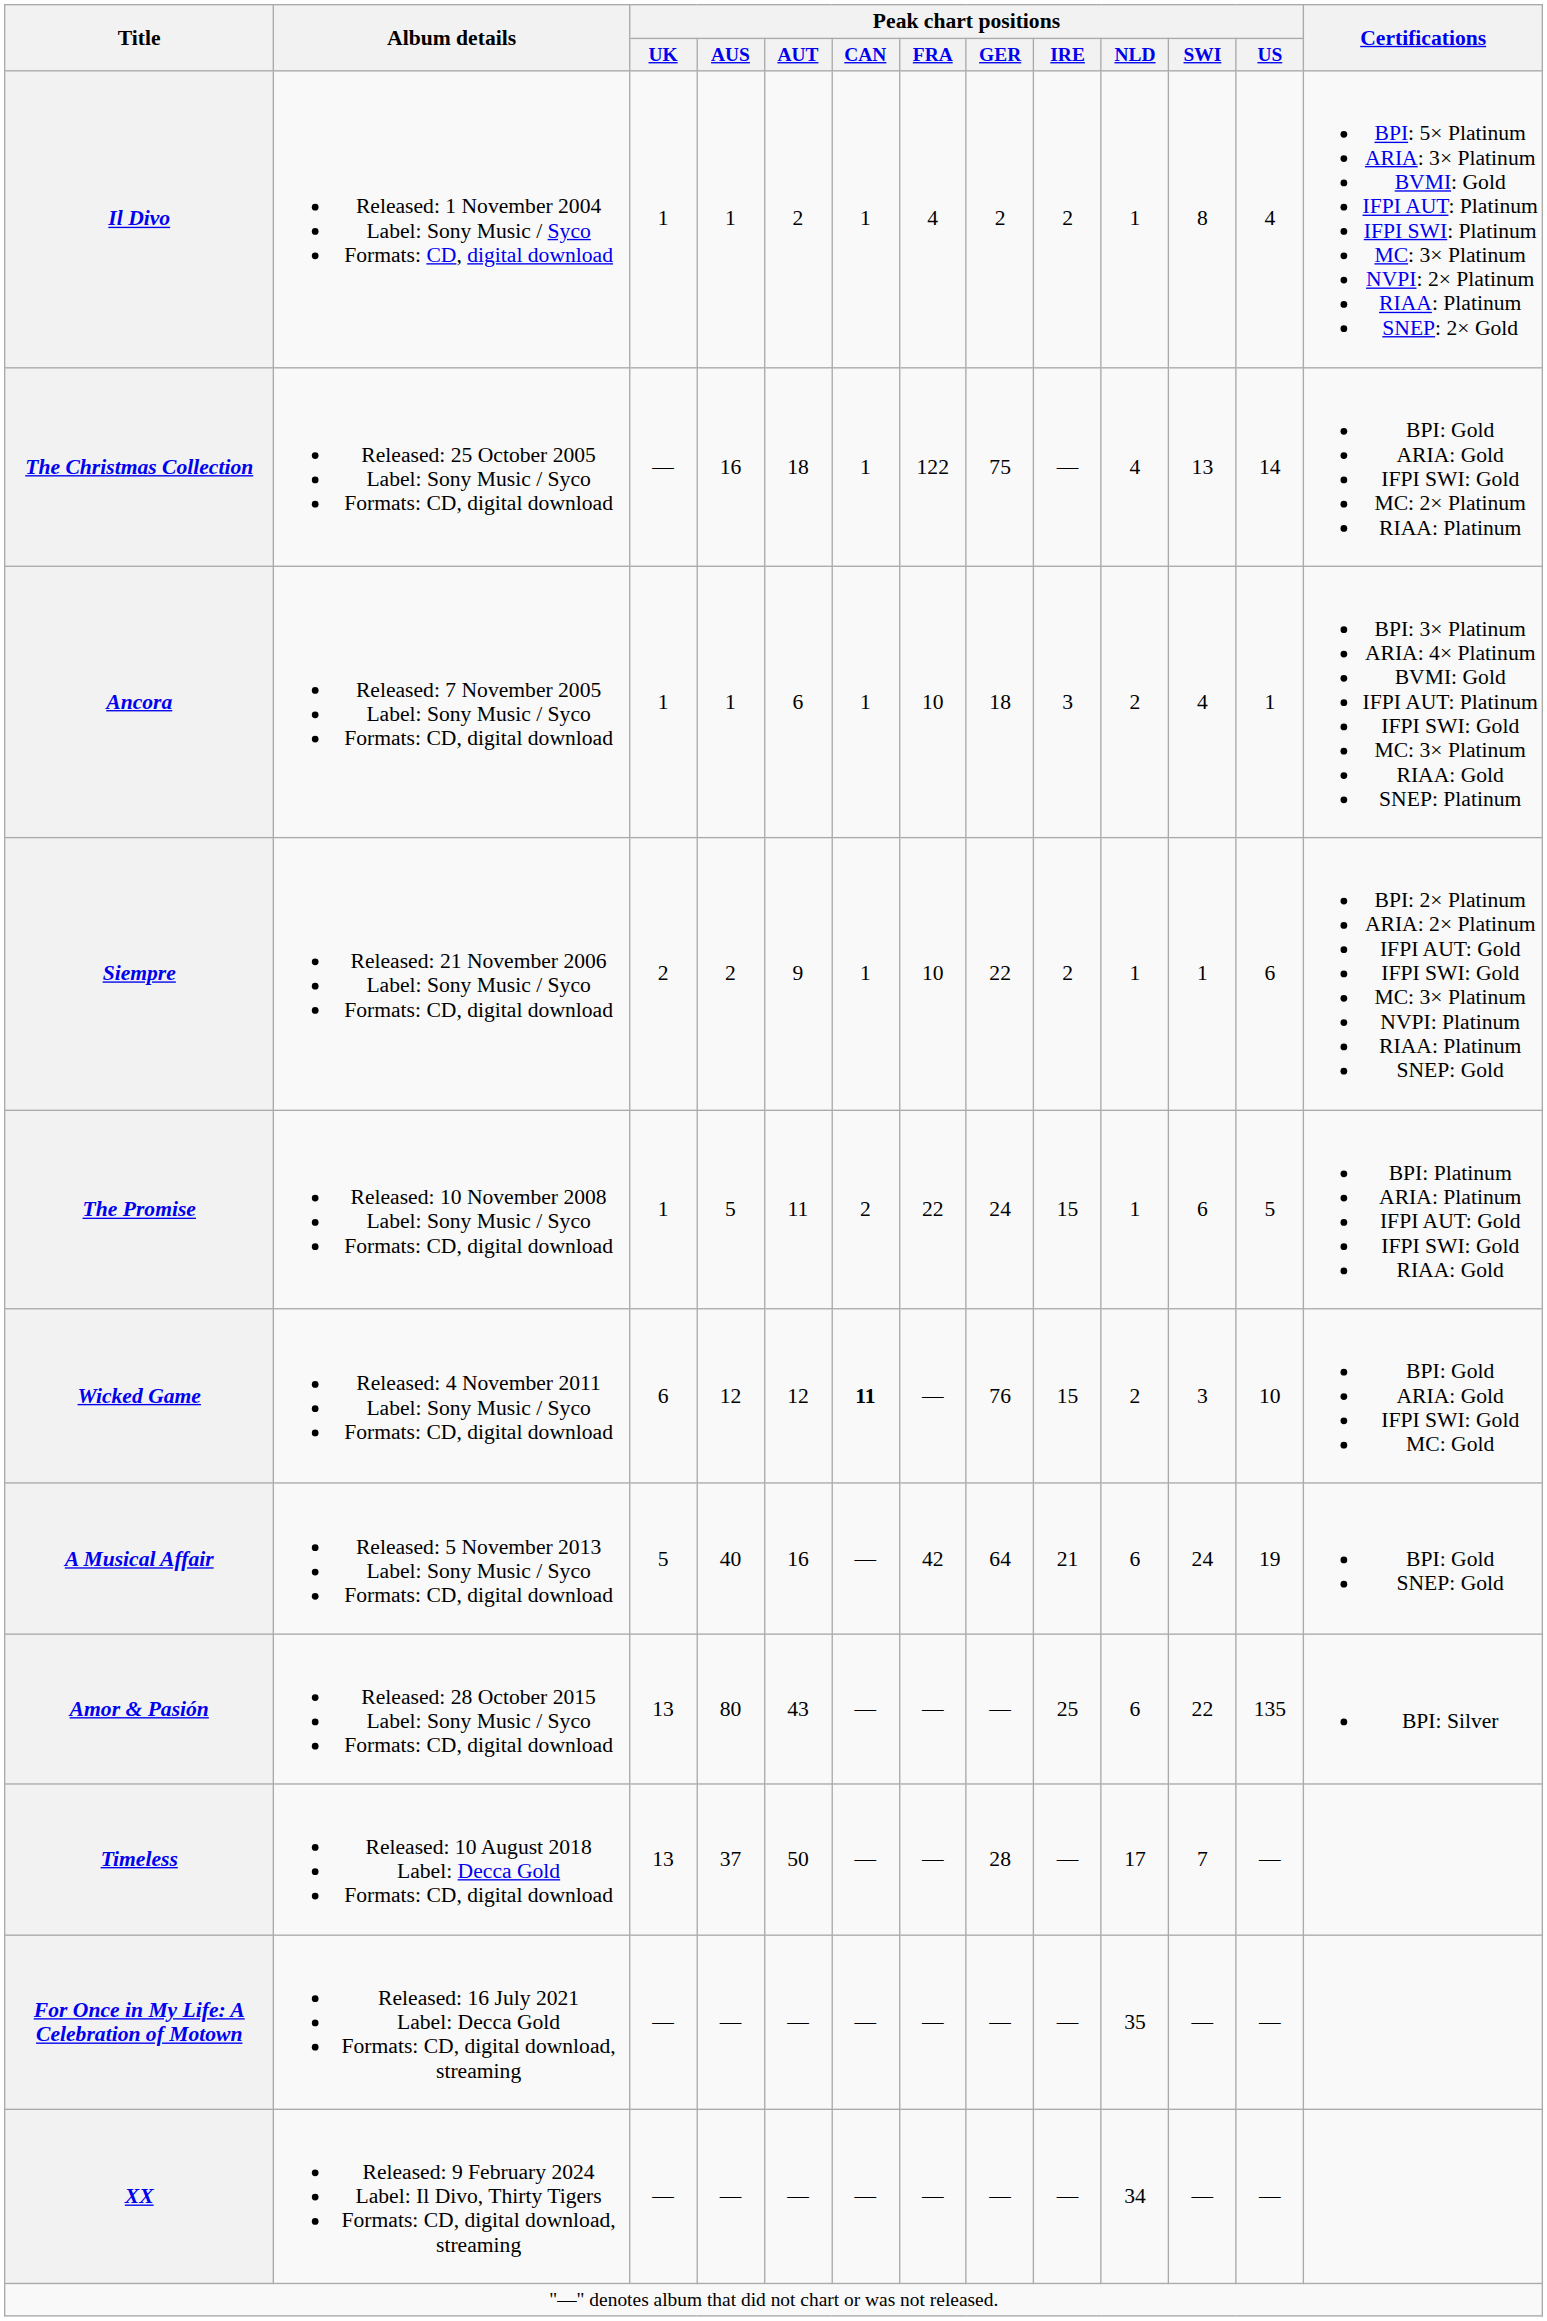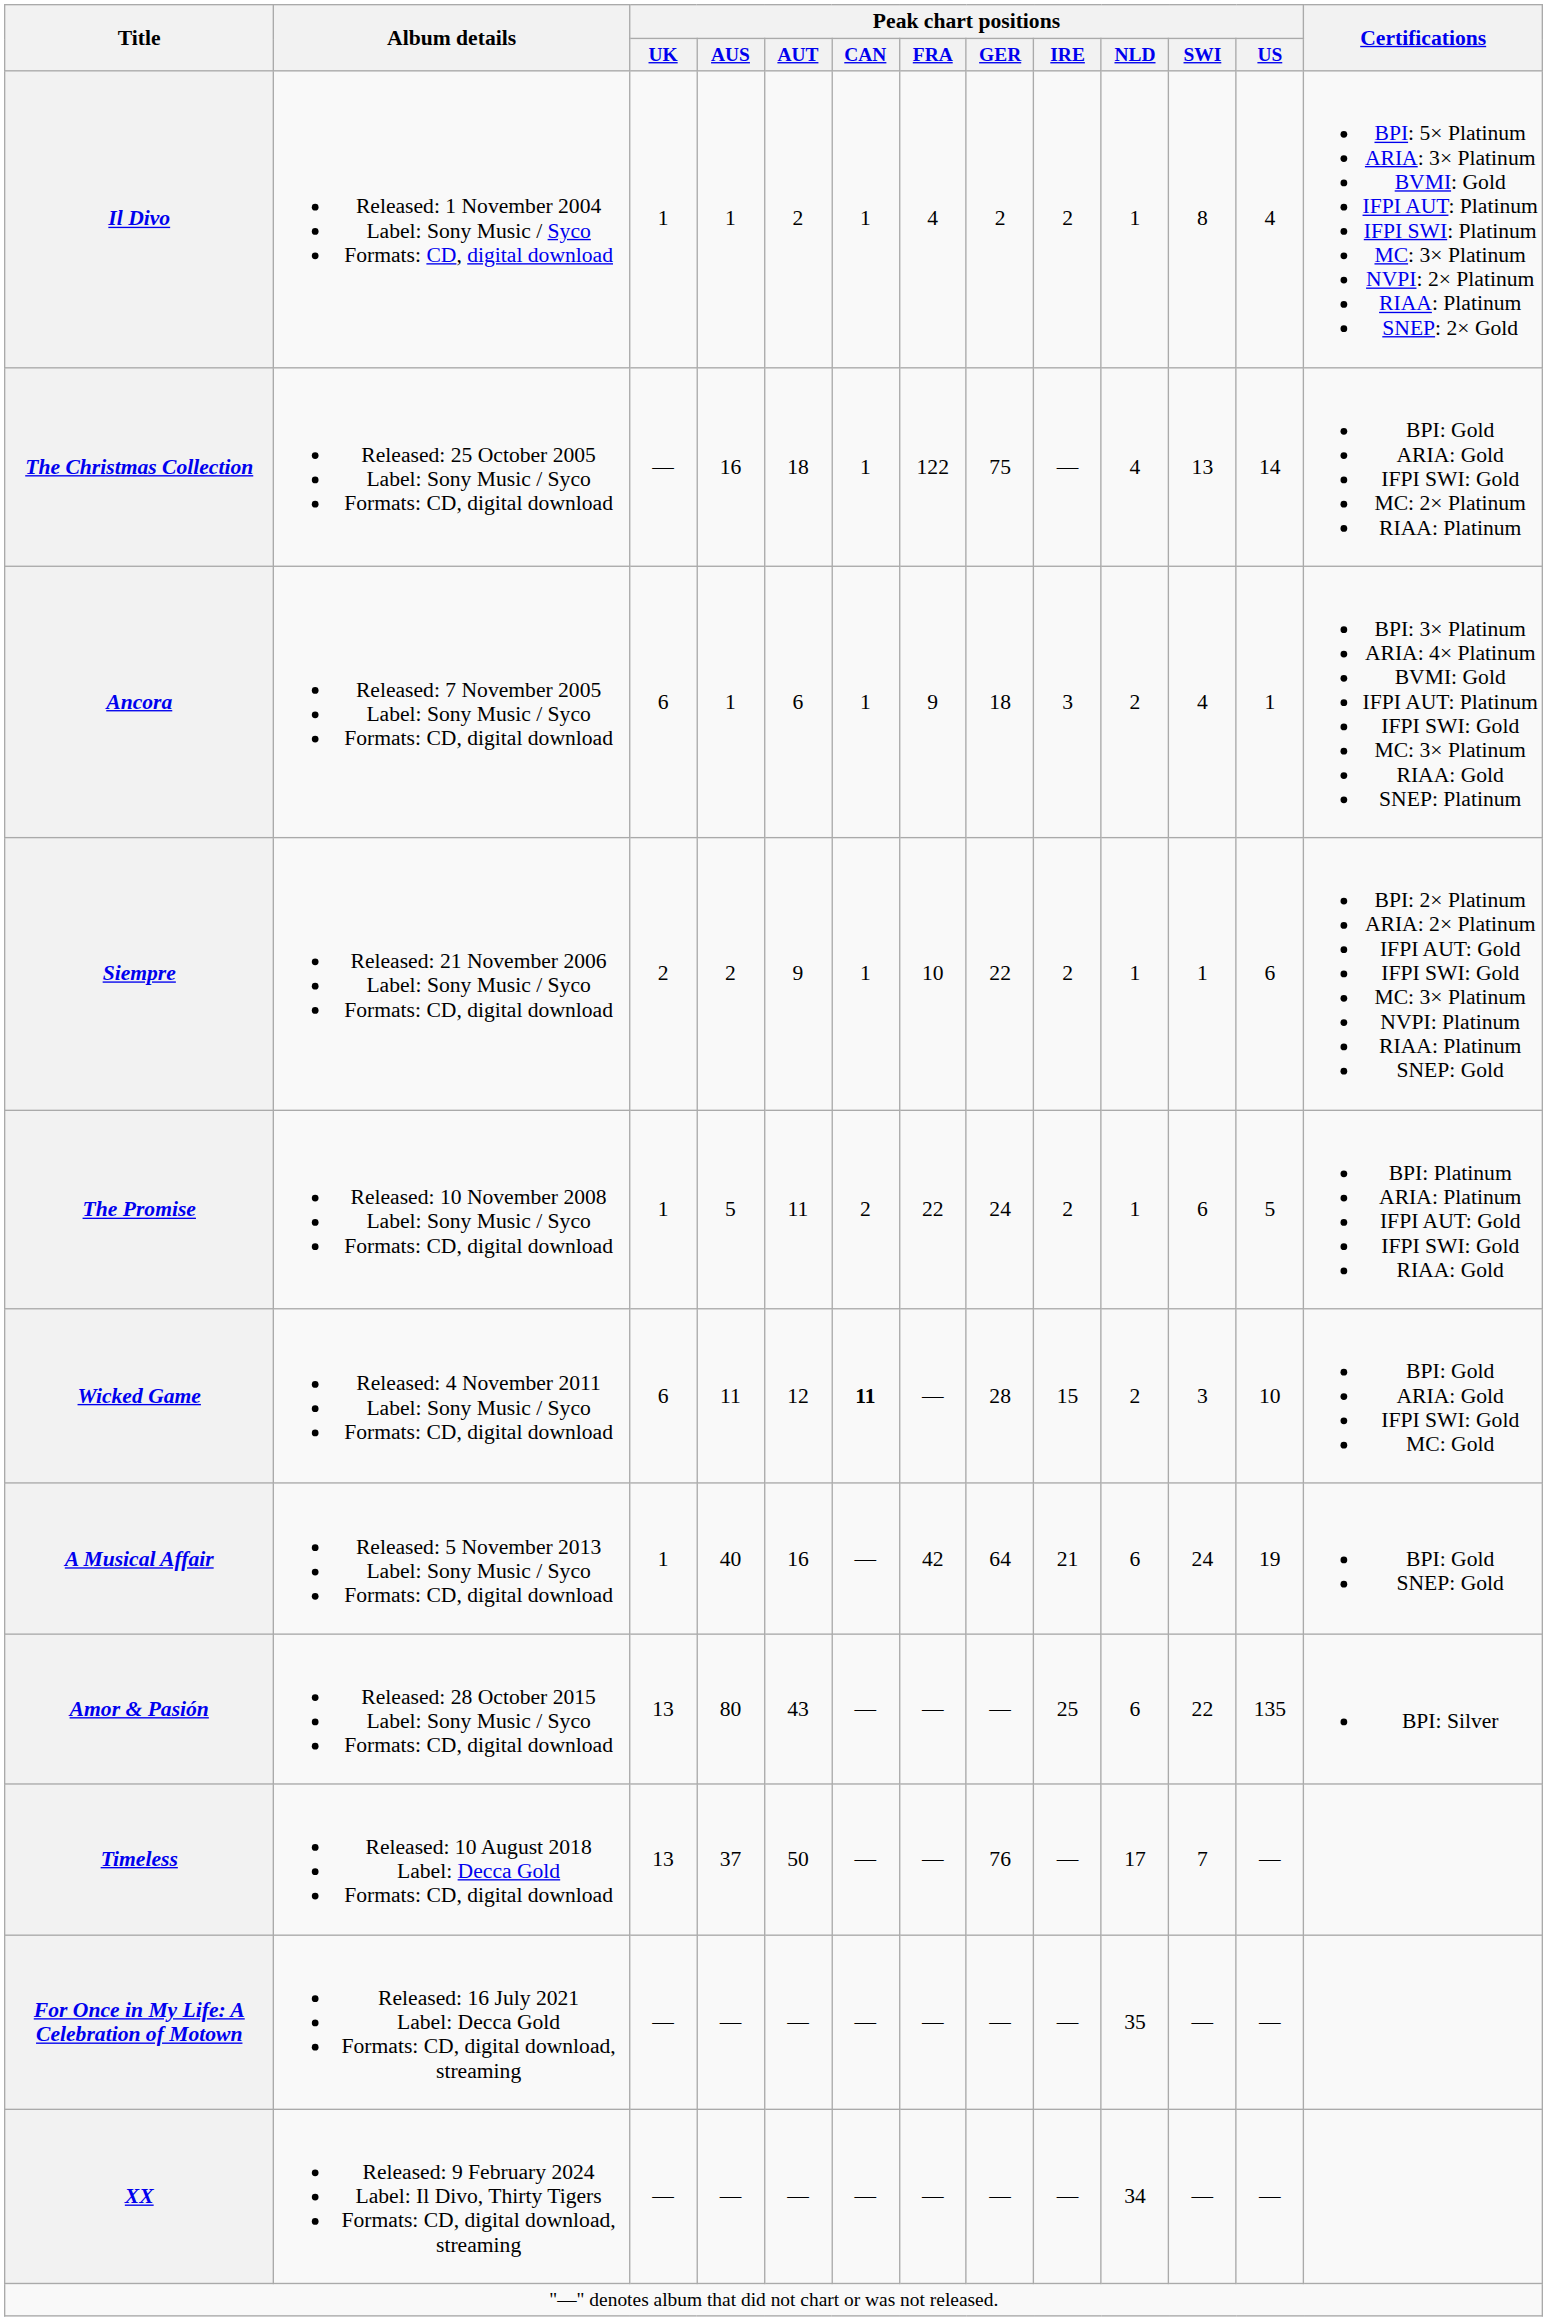(663, 701) 1 -> (663, 701) 6
(933, 701) 10 -> (933, 701) 9
(1068, 1209) 15 -> (1068, 1209) 2
(731, 1395) 12 -> (731, 1395) 11
(1000, 1395) 76 -> (1000, 1395) 28
(663, 1558) 5 -> (663, 1558) 1
(1000, 1859) 28 -> (1000, 1859) 76
